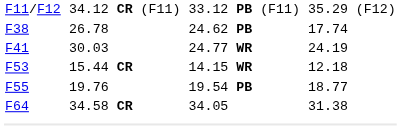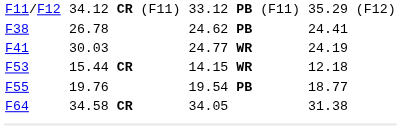(328, 29) 17.74 -> (328, 29) 24.41
